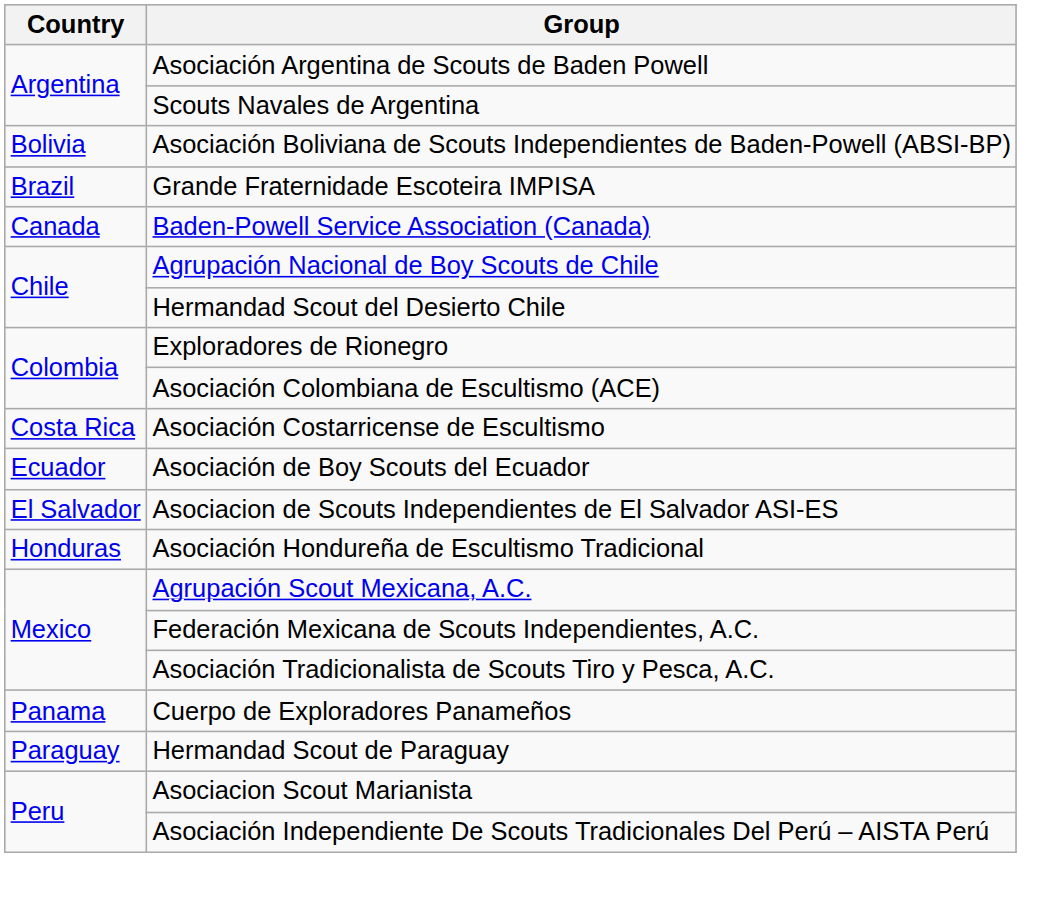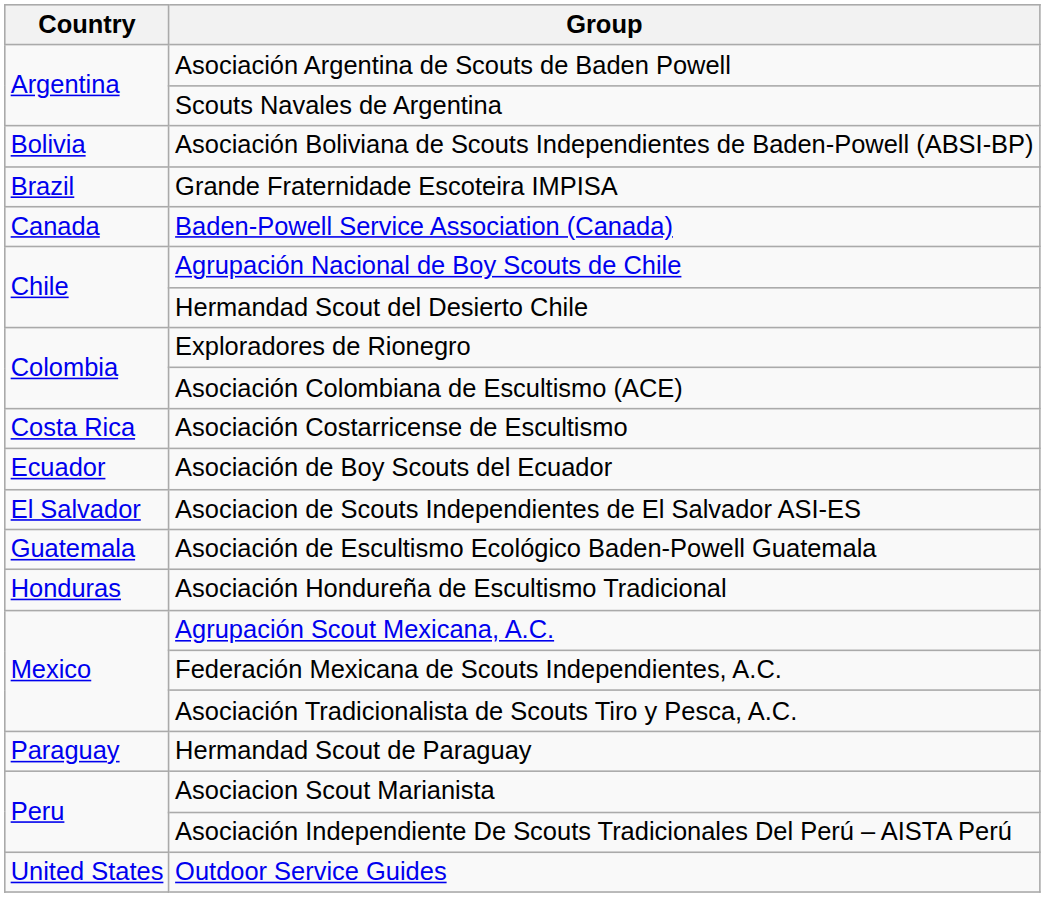+ row: (526, 549)
- row: (362, 710)
+ row: (311, 871)
